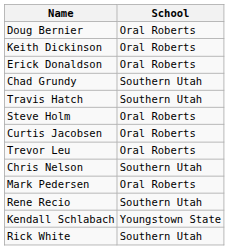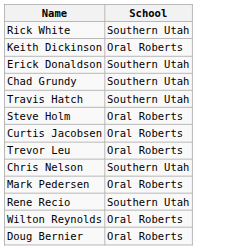rows swapped: (45, 30) <-> (39, 236)
(158, 64) Oral Roberts -> (148, 64) Southern Utah
- row: (61, 219)
+ row: (54, 219)
